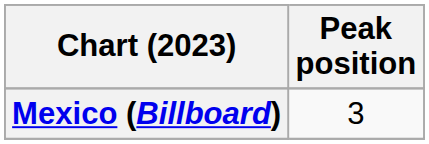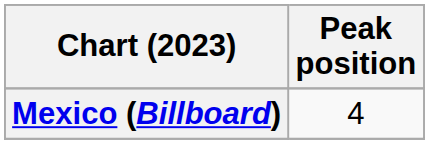(356, 113) 3 -> (356, 113) 4
